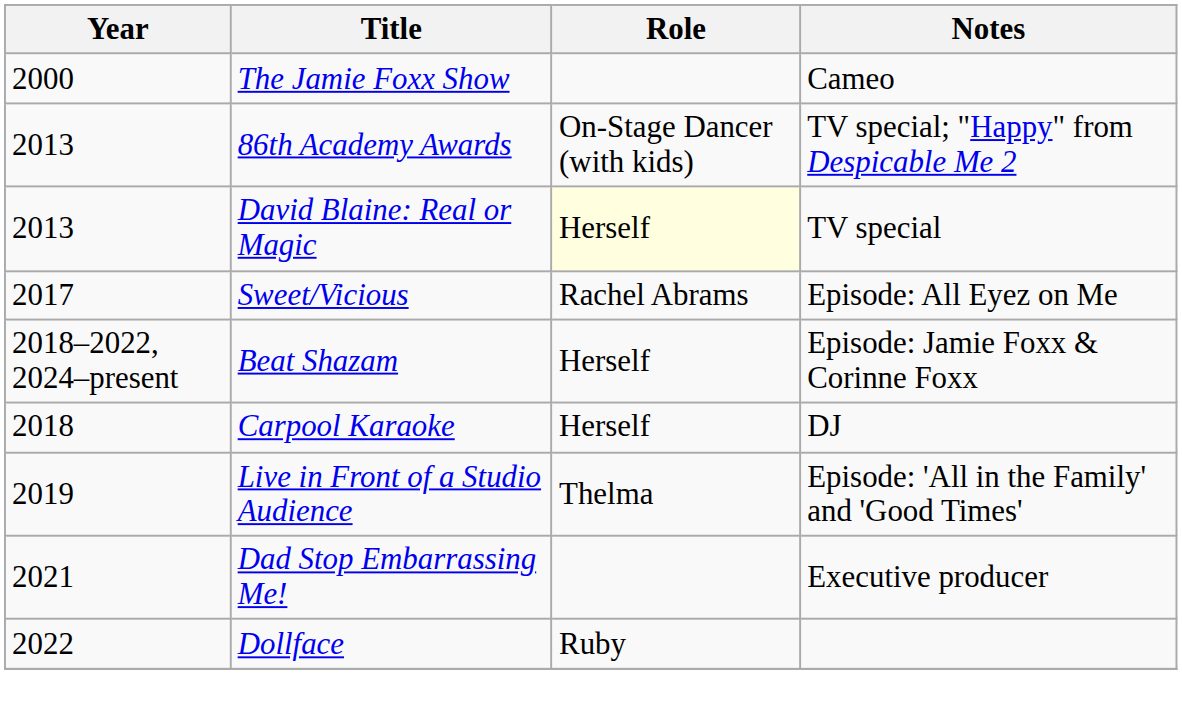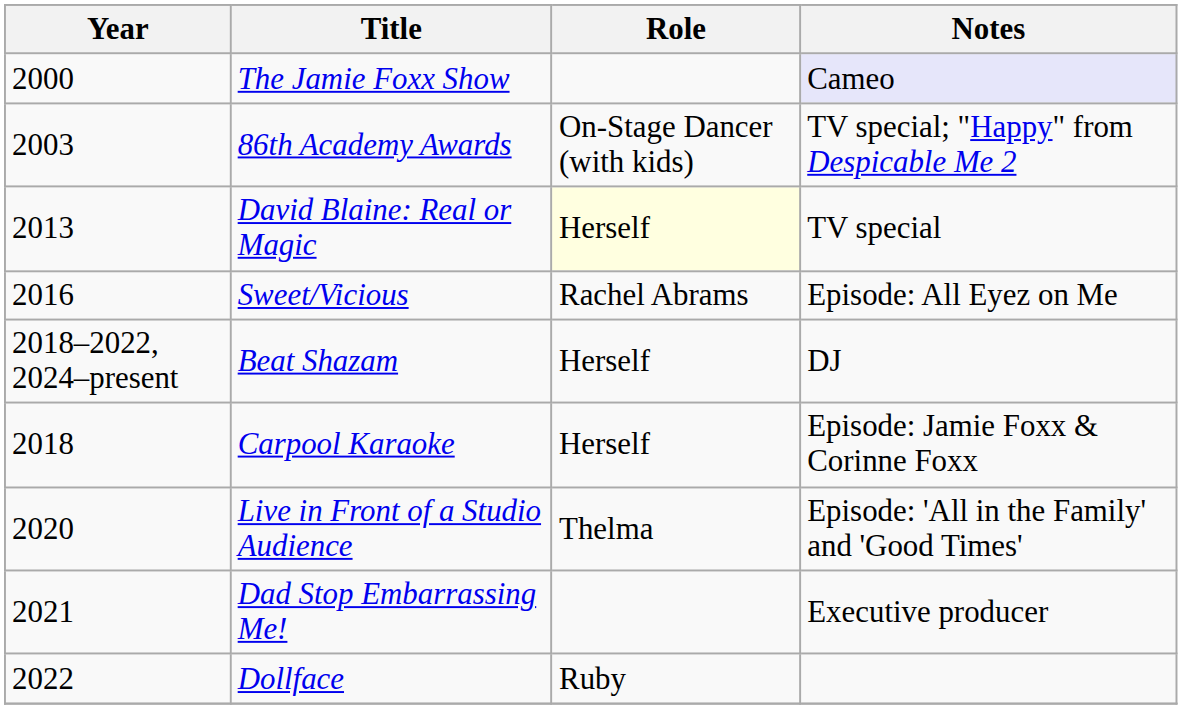(851, 77) no background -> (851, 77) lavender background
(43, 144) 2013 -> (43, 144) 2003
(43, 294) 2017 -> (43, 294) 2016
(953, 360) Episode: Jamie Foxx & Corinne Foxx -> (824, 360) DJ
(824, 427) DJ -> (953, 444) Episode: Jamie Foxx & Corinne Foxx
(43, 493) 2019 -> (43, 528) 2020
